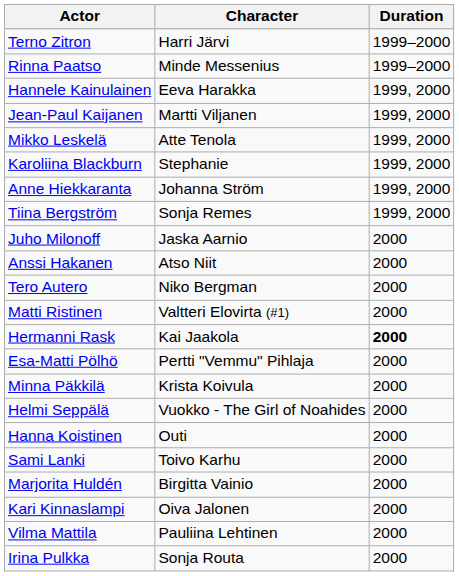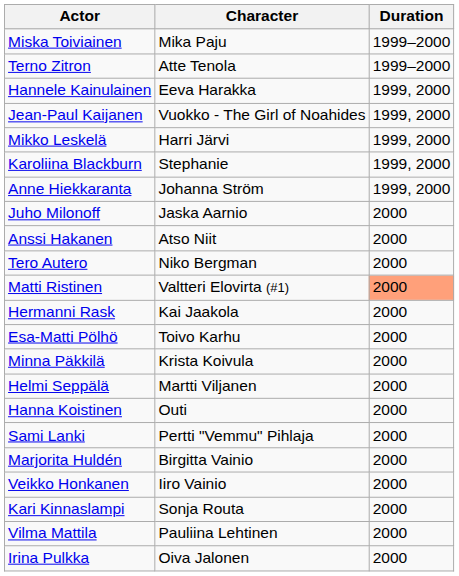+ row: (65, 41)
(194, 41) Harri Järvi -> (197, 66) Atte Tenola
- row: (55, 66)
(207, 115) Martti Viljanen -> (262, 115) Vuokko - The Girl of Noahides
(197, 139) Atte Tenola -> (194, 139) Harri Järvi
- row: (63, 213)
(390, 312) no background -> (390, 287) lightsalmon background
(390, 336) bold -> (390, 312) normal
(236, 361) Pertti "Vemmu" Pihlaja -> (199, 336) Toivo Karhu
(262, 410) Vuokko - The Girl of Noahides -> (207, 386) Martti Viljanen
(199, 459) Toivo Karhu -> (236, 435) Pertti "Vemmu" Pihlaja
+ row: (68, 484)
(204, 509) Oiva Jalonen -> (201, 509) Sonja Routa
(201, 558) Sonja Routa -> (204, 558) Oiva Jalonen
